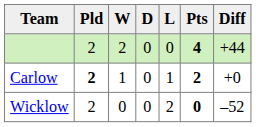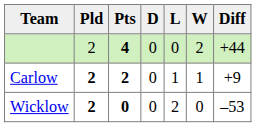columns swapped: (122, 19) <-> (197, 19)
(232, 77) +0 -> (232, 77) +9
(91, 107) normal -> (91, 107) bold
(232, 107) –52 -> (232, 107) –53
